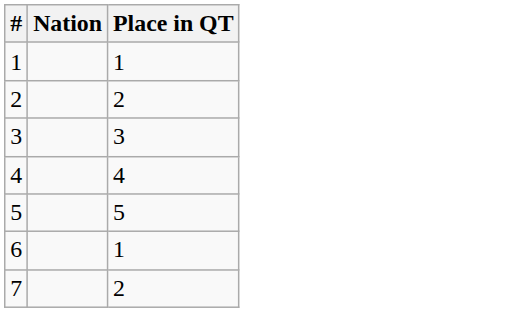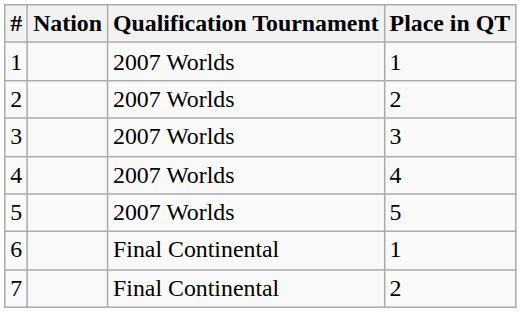+ column: (246, 23)
